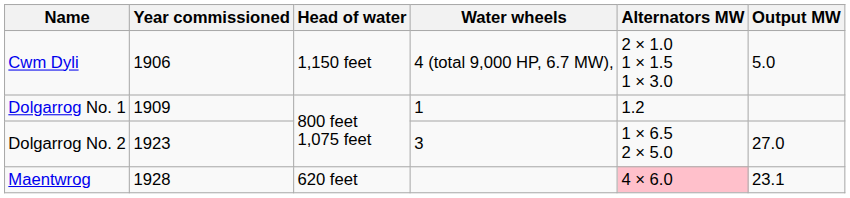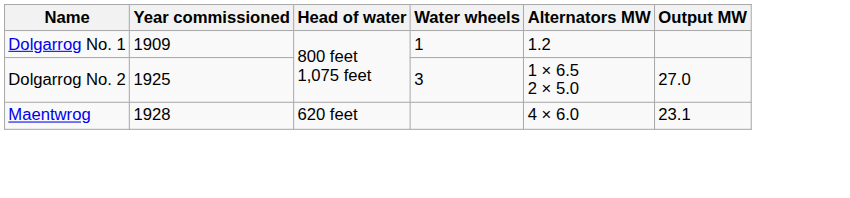- row: (43, 62)
(152, 143) 1923 -> (152, 79) 1925
(647, 179) pink background -> (553, 115) no background
